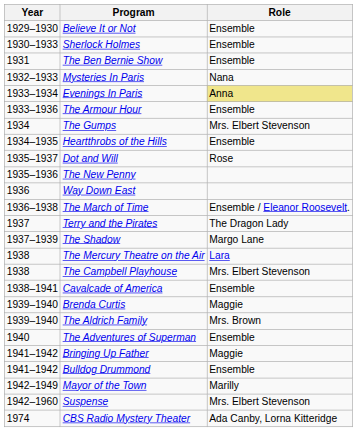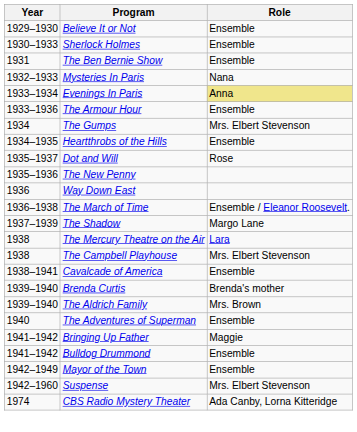- row: (110, 223)
(226, 304) Maggie -> (247, 288) Brenda's mother
(224, 386) Marilly -> (232, 369) Ensemble
